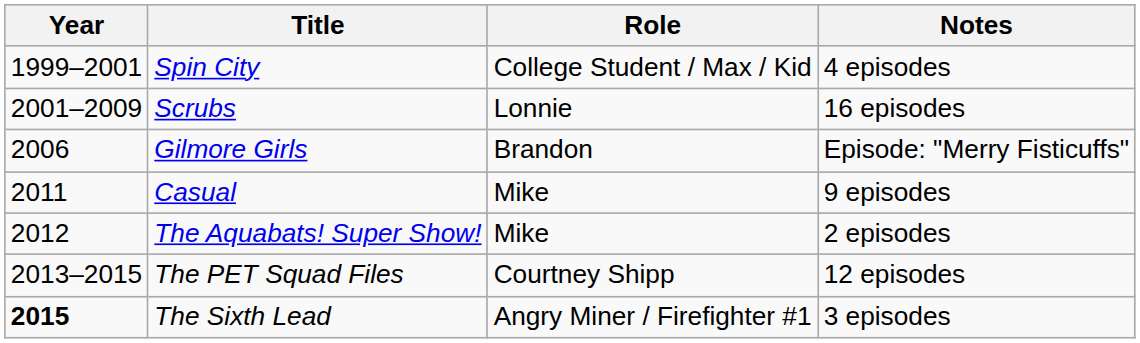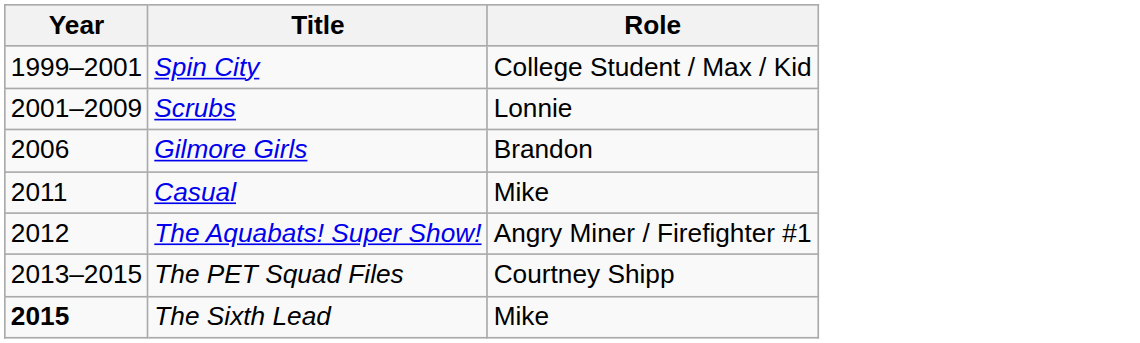- column: (976, 25)
(521, 233) Mike -> (653, 233) Angry Miner / Firefighter #1
(653, 316) Angry Miner / Firefighter #1 -> (521, 316) Mike
